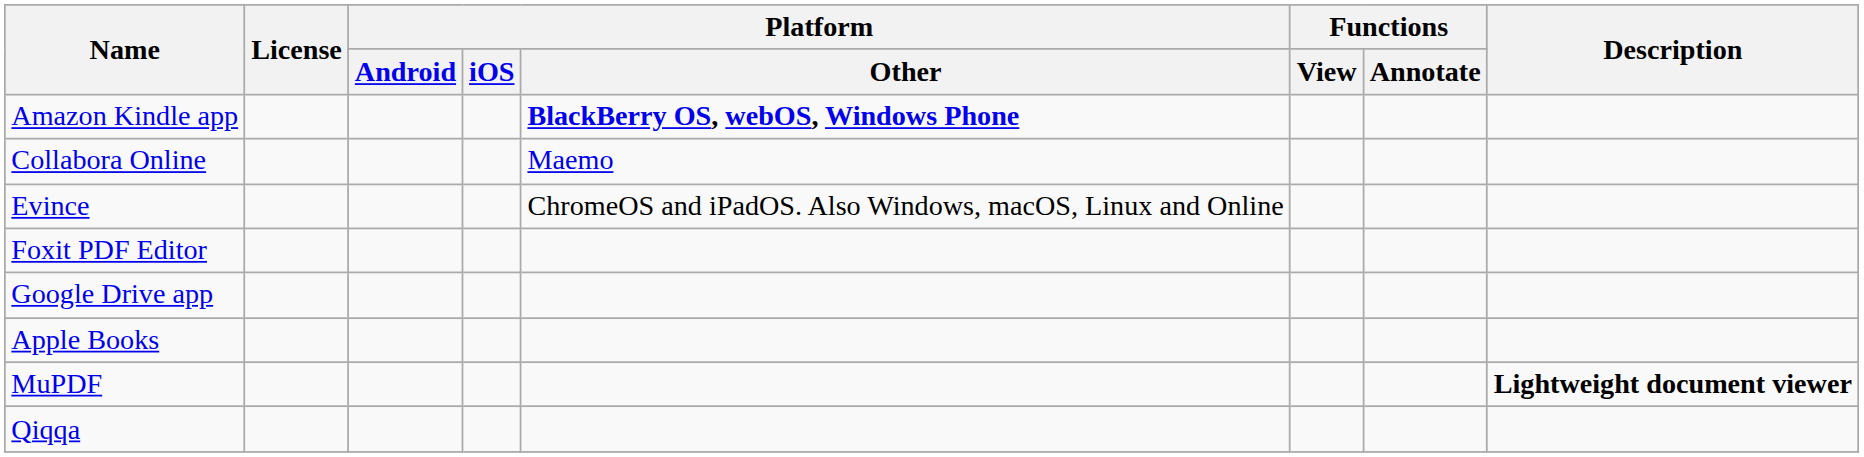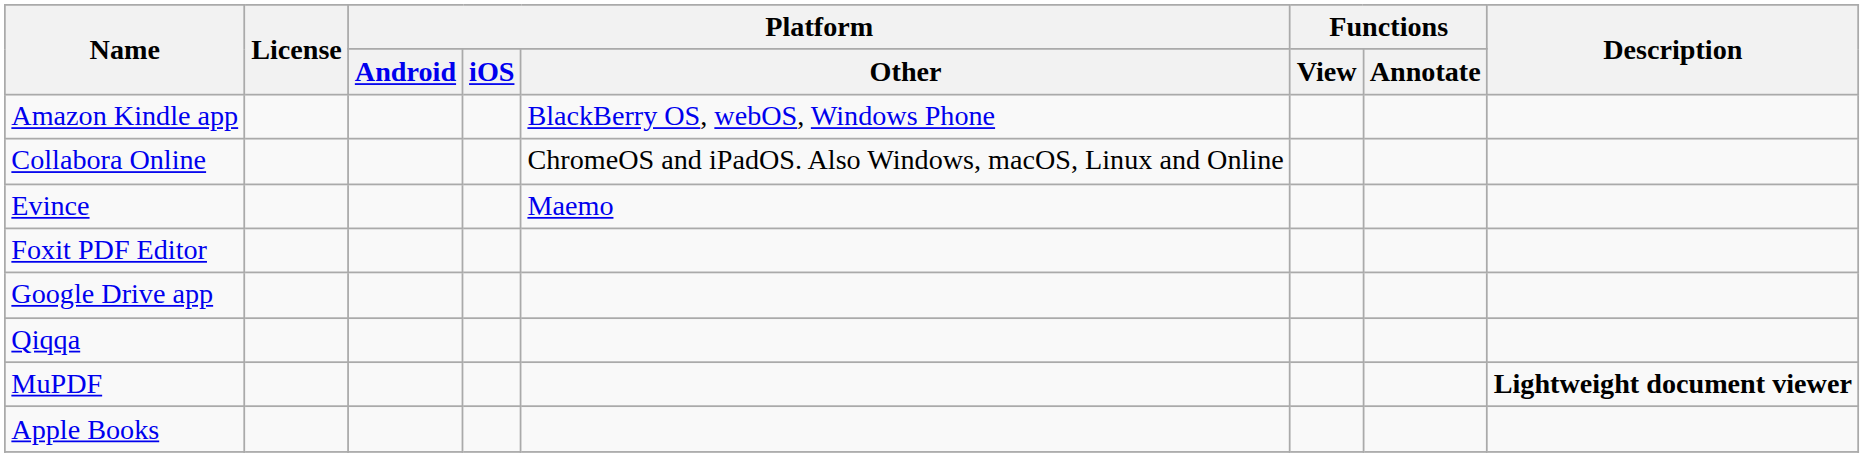(773, 116) bold -> (761, 116) normal
(570, 160) Maemo -> (906, 160) ChromeOS and iPadOS. Also Windows, macOS, Linux and Online
(906, 205) ChromeOS and iPadOS. Also Windows, macOS, Linux and Online -> (570, 205) Maemo
rows swapped: (85, 339) <-> (46, 428)
